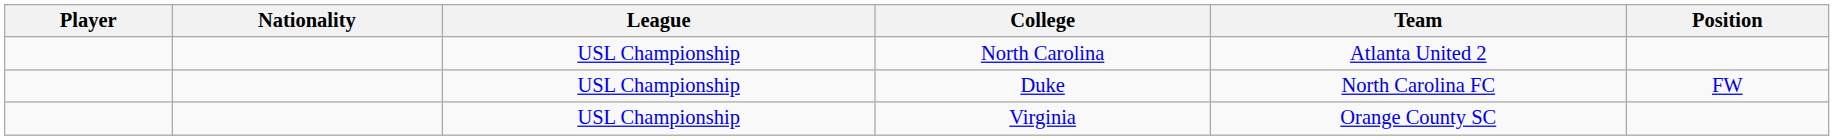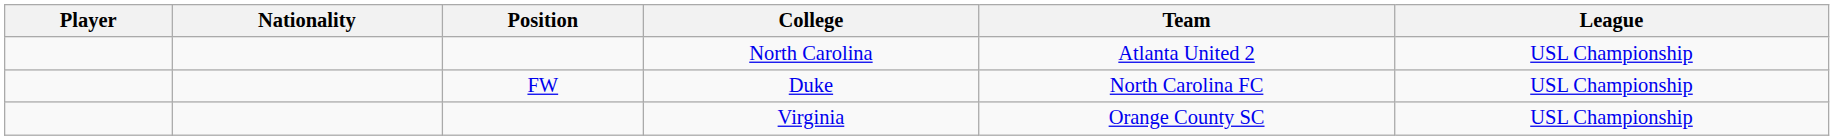columns swapped: (1727, 20) <-> (659, 20)
